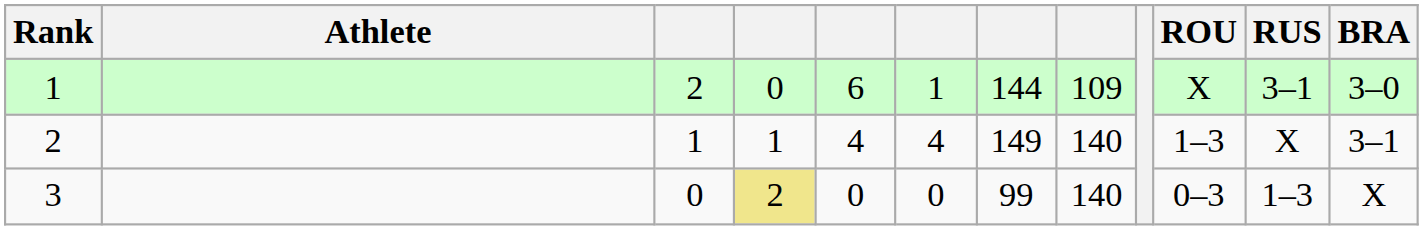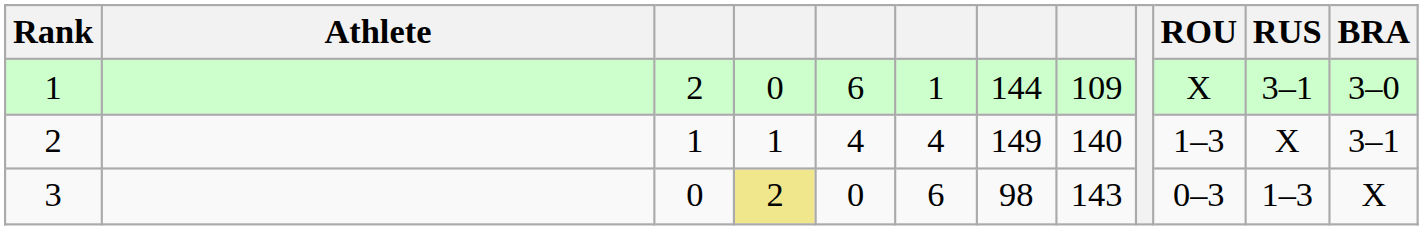(936, 195) 0 -> (936, 195) 6
(1016, 195) 99 -> (1016, 195) 98
(1097, 195) 140 -> (1097, 195) 143
